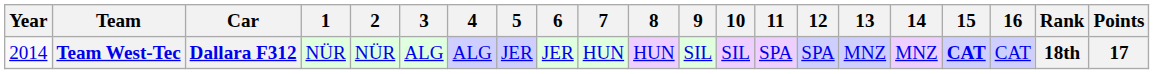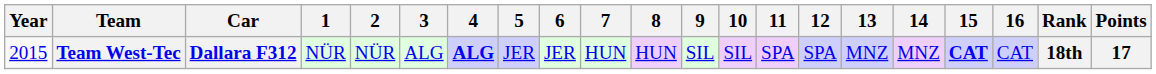(28, 52) 2014 -> (28, 52) 2015
(472, 52) normal -> (473, 52) bold
